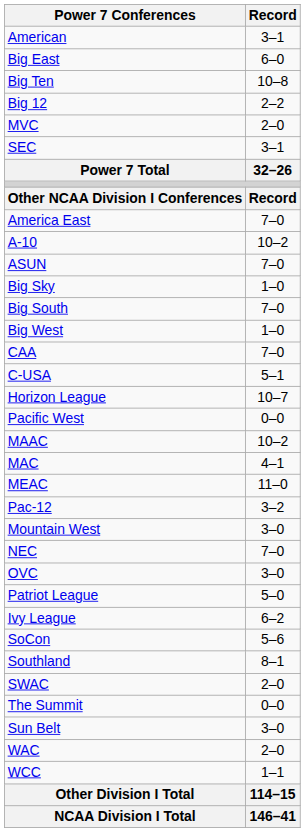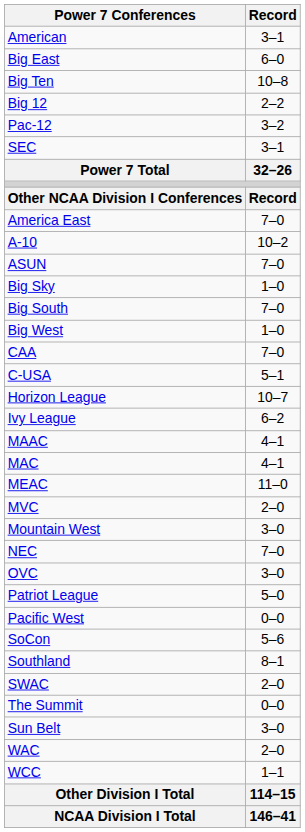rows swapped: (30, 507) <-> (23, 125)
rows swapped: (42, 618) <-> (46, 419)
(273, 441) 10–2 -> (273, 441) 4–1
